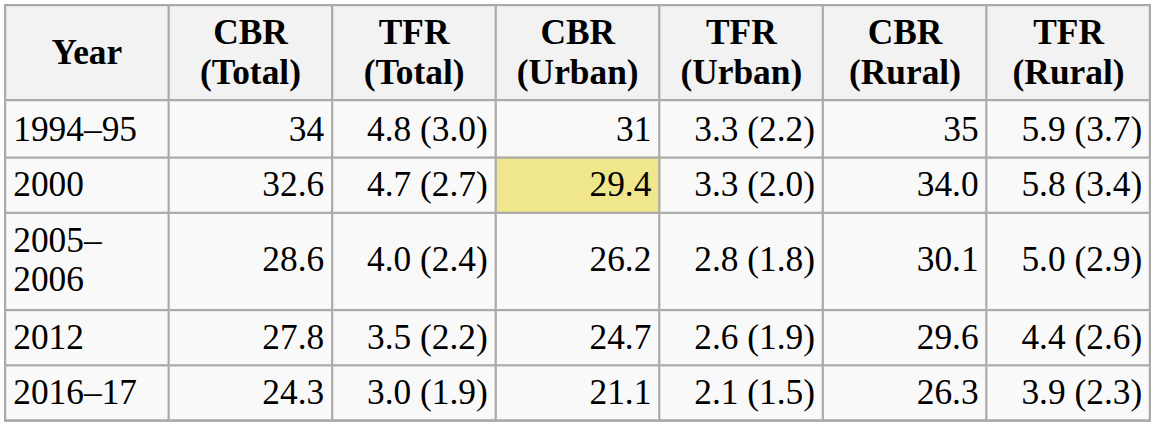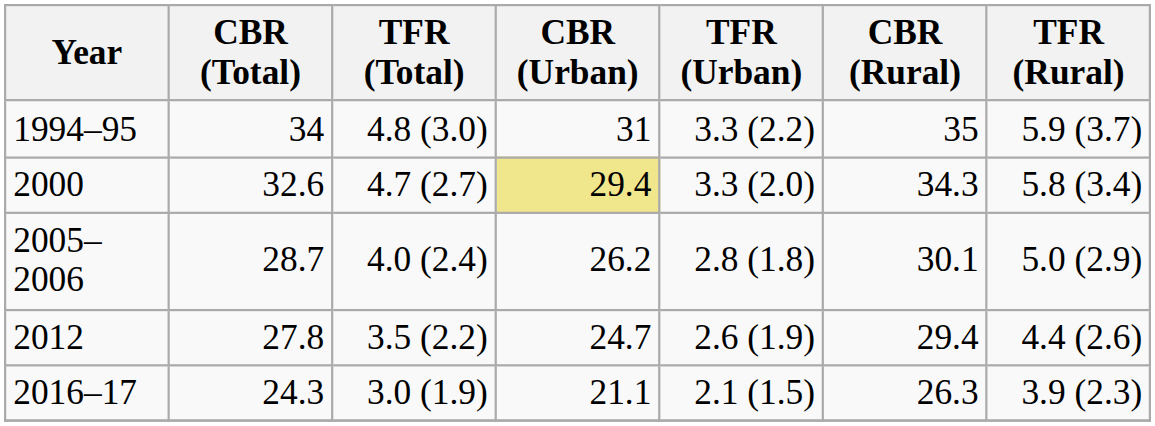(948, 184) 34.0 -> (948, 184) 34.3
(293, 260) 28.6 -> (293, 260) 28.7
(948, 336) 29.6 -> (948, 336) 29.4
